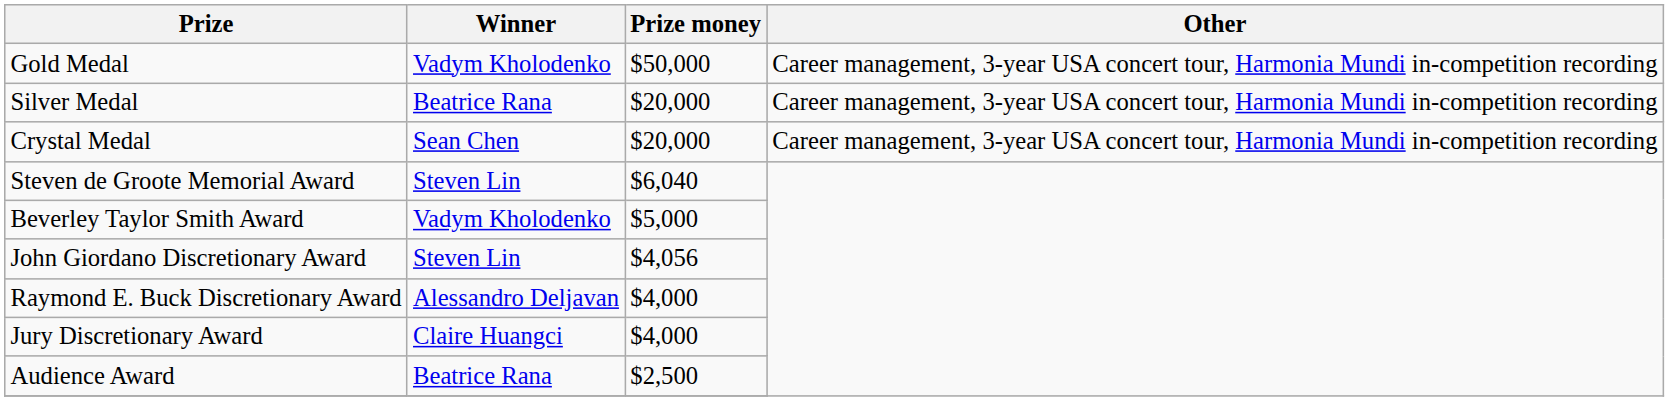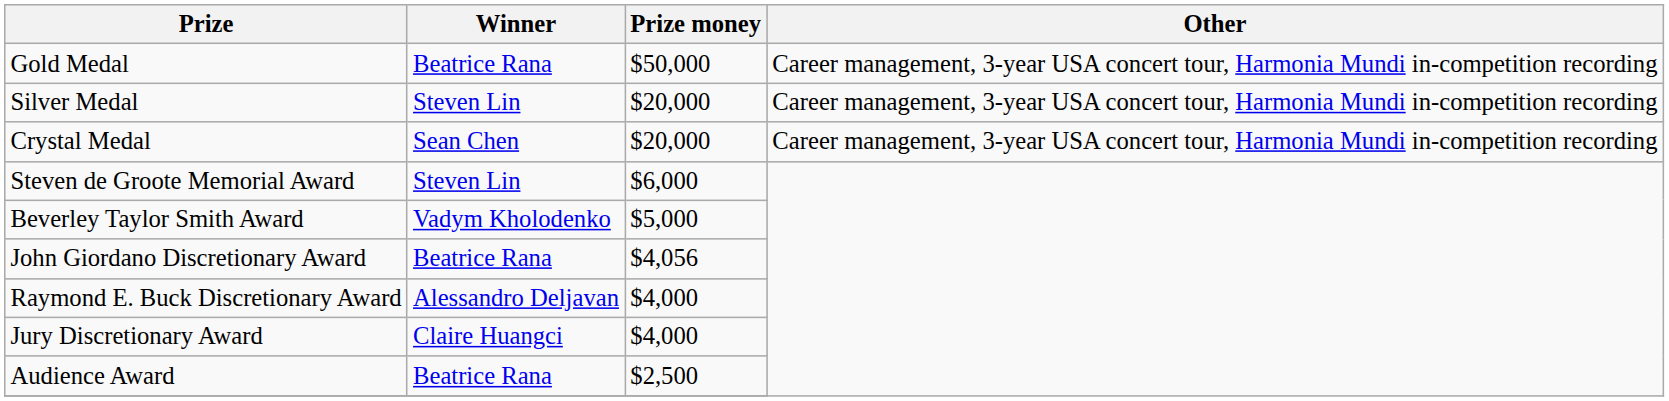(512, 63) Vadym Kholodenko -> (482, 63) Beatrice Rana
(482, 102) Beatrice Rana -> (467, 102) Steven Lin
(664, 180) $6,040 -> (664, 180) $6,000
(467, 258) Steven Lin -> (482, 258) Beatrice Rana
